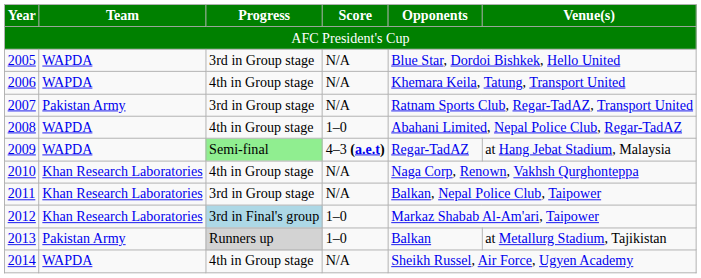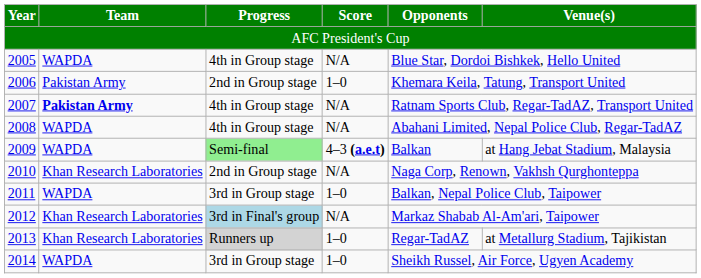(262, 60) 3rd in Group stage -> (261, 60) 4th in Group stage
(67, 82) WAPDA -> (84, 82) Pakistan Army
(261, 82) 4th in Group stage -> (263, 82) 2nd in Group stage
(338, 82) N/A -> (336, 82) 1–0
(84, 104) normal -> (88, 104) bold
(262, 104) 3rd in Group stage -> (261, 104) 4th in Group stage
(336, 127) 1–0 -> (338, 127) N/A
(430, 149) Regar-TadAZ -> (411, 149) Balkan
(261, 171) 4th in Group stage -> (263, 171) 2nd in Group stage
(122, 194) Khan Research Laboratories -> (67, 194) WAPDA
(338, 194) N/A -> (336, 194) 1–0
(336, 216) 1–0 -> (338, 216) N/A
(84, 238) Pakistan Army -> (122, 238) Khan Research Laboratories
(411, 238) Balkan -> (430, 238) Regar-TadAZ
(261, 261) 4th in Group stage -> (262, 261) 3rd in Group stage
(338, 261) N/A -> (336, 261) 1–0
